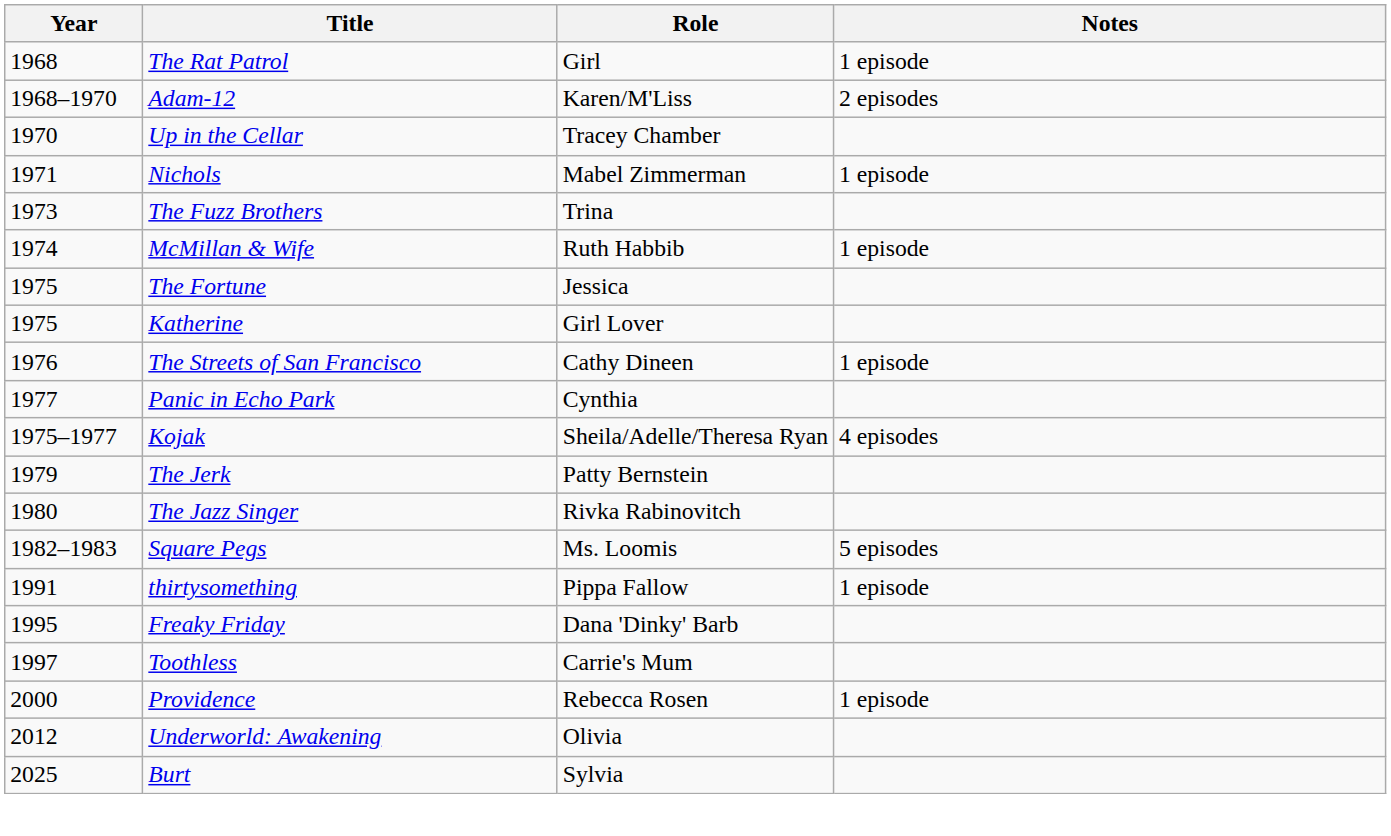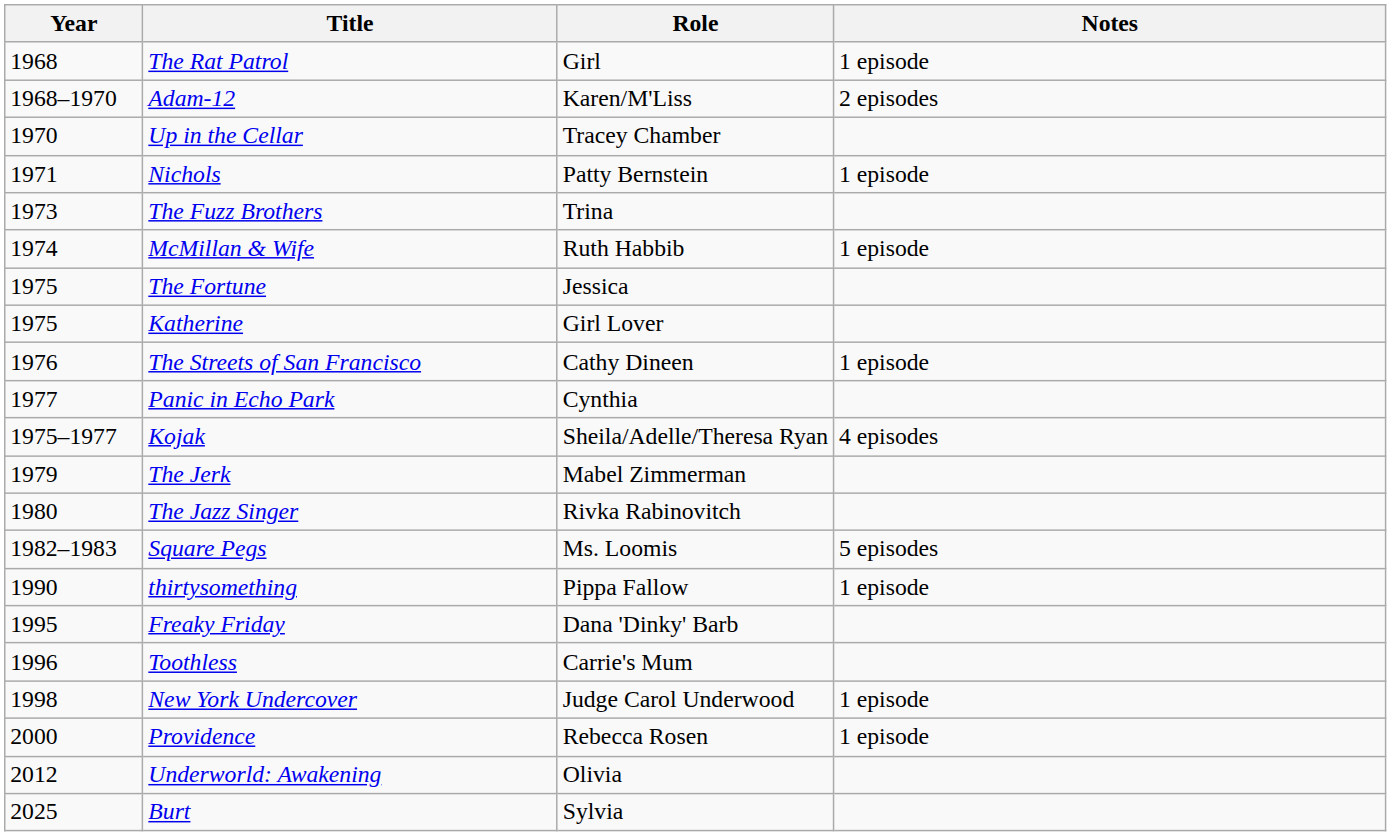(654, 173) Mabel Zimmerman -> (635, 173) Patty Bernstein
(635, 473) Patty Bernstein -> (654, 473) Mabel Zimmerman
(34, 586) 1991 -> (34, 586) 1990
(34, 661) 1997 -> (34, 661) 1996
+ row: (253, 699)
